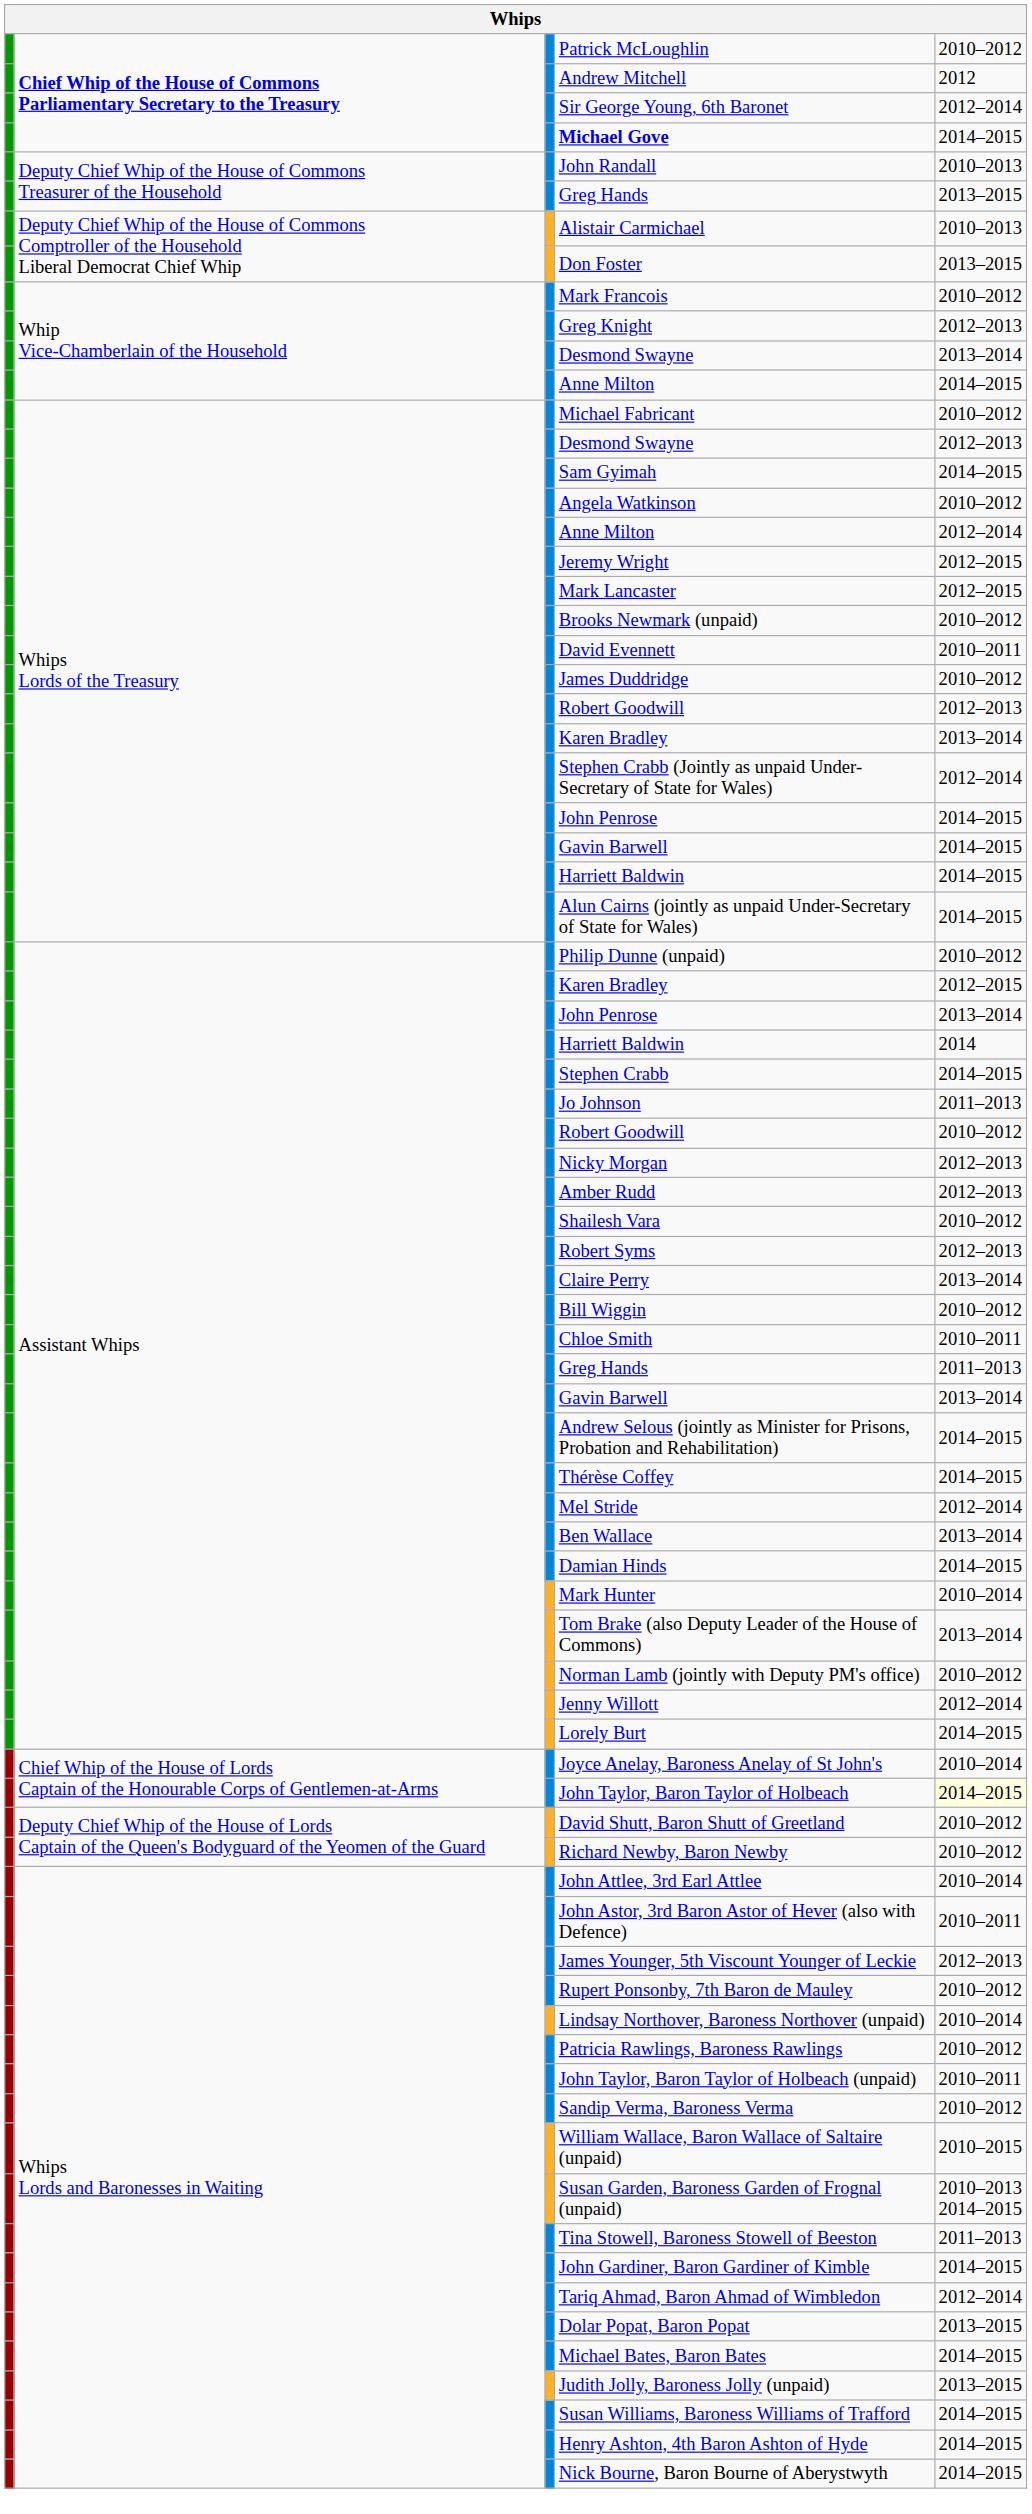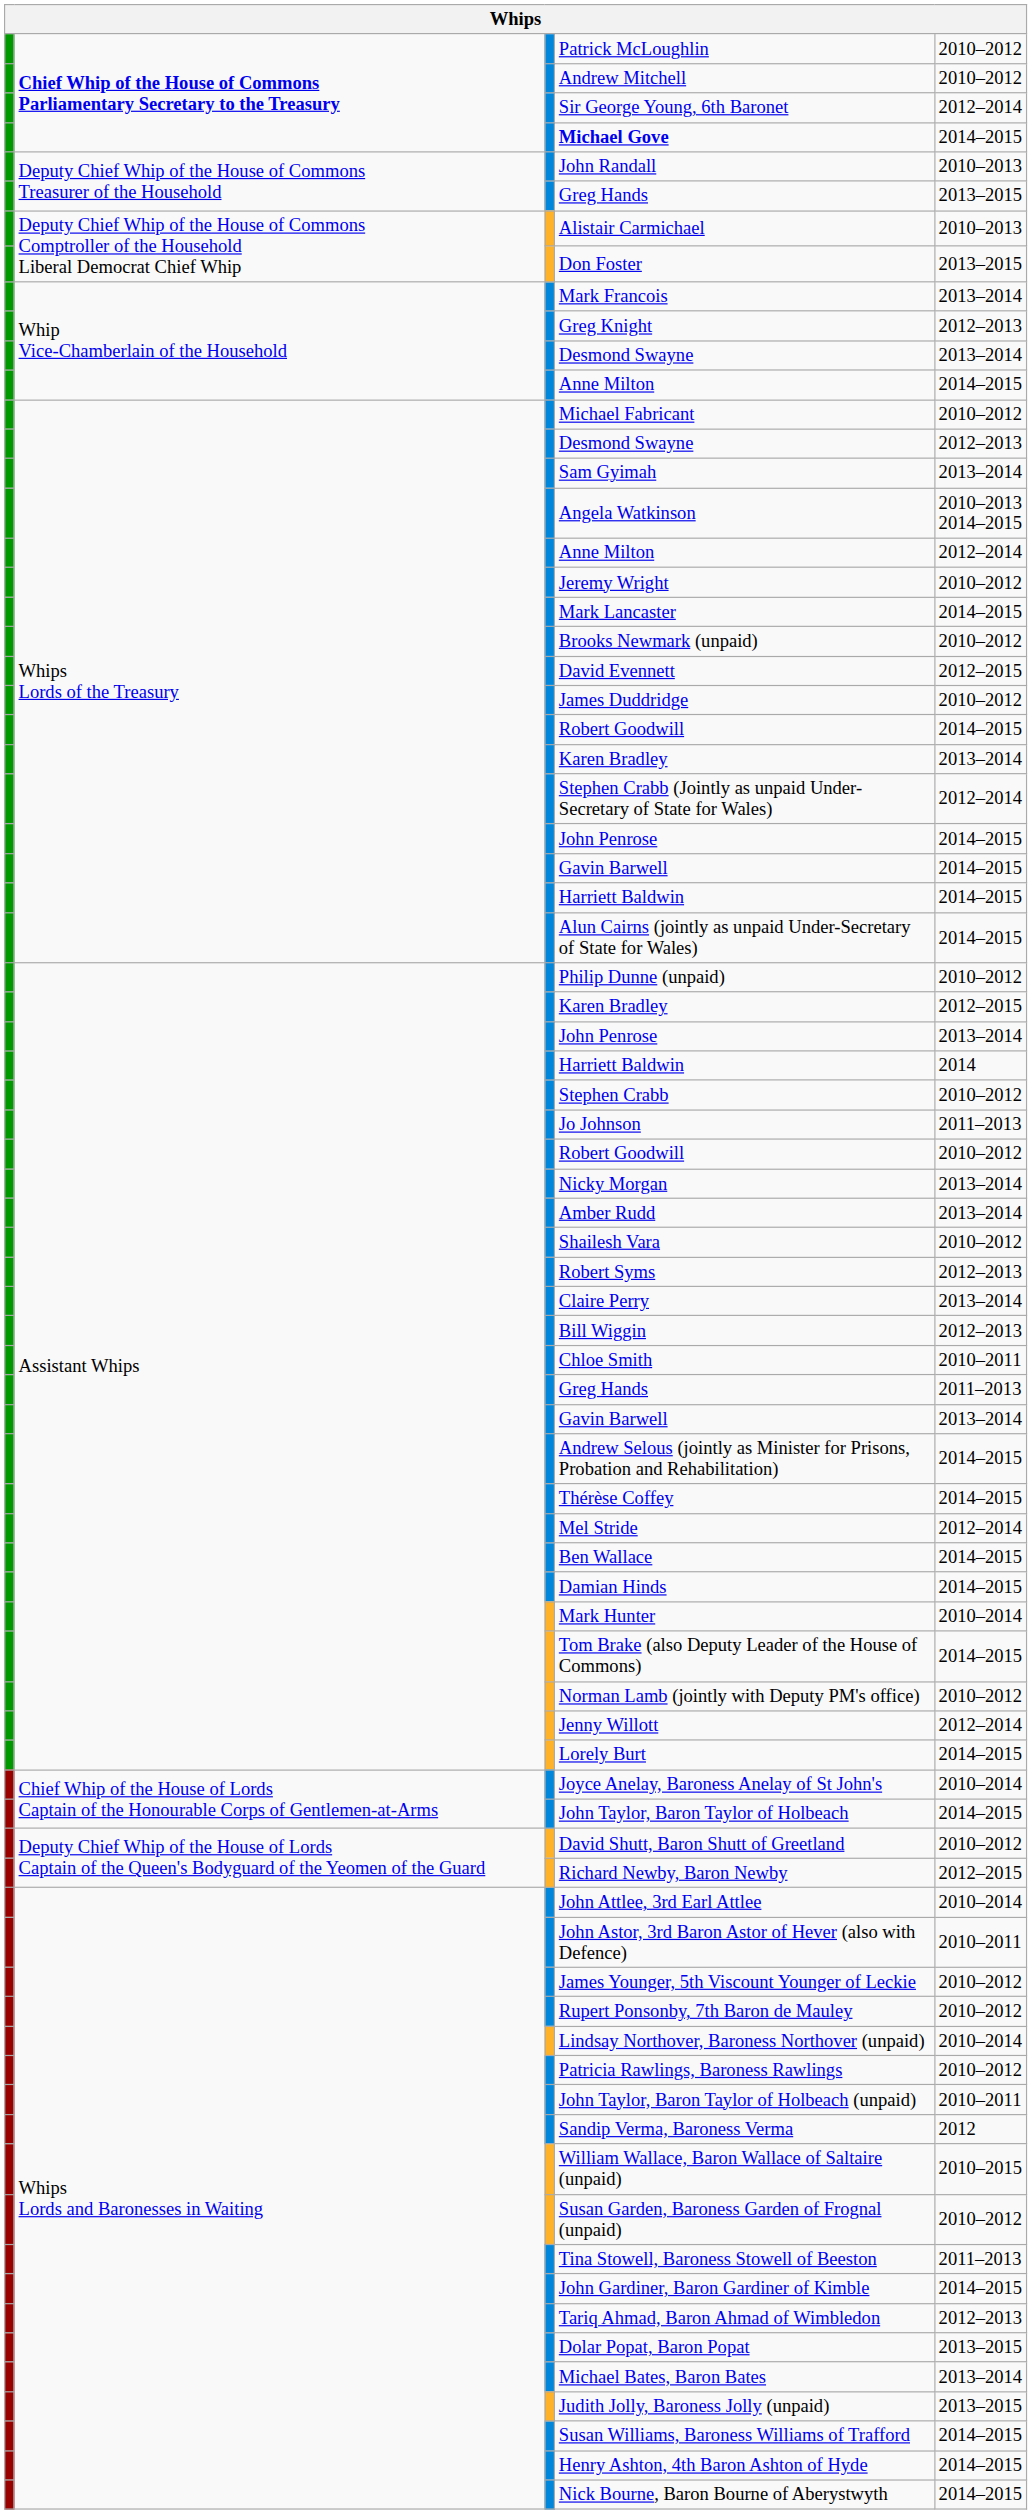(957, 78) 2012 -> (980, 78) 2010–2012
(980, 296) 2010–2012 -> (980, 296) 2013–2014
(980, 473) 2014–2015 -> (980, 473) 2013–2014
(980, 502) 2010–2012 -> (980, 512) 2010–2013 2014–2015
(980, 561) 2012–2015 -> (980, 582) 2010–2012
(980, 590) 2012–2015 -> (980, 611) 2014–2015
(980, 649) 2010–2011 -> (980, 670) 2012–2015
(980, 708) 2012–2013 -> (980, 729) 2014–2015
(980, 1074) 2014–2015 -> (980, 1094) 2010–2012
(980, 1162) 2012–2013 -> (980, 1183) 2013–2014
(980, 1191) 2012–2013 -> (980, 1212) 2013–2014
(980, 1309) 2010–2012 -> (980, 1330) 2012–2013
(980, 1536) 2013–2014 -> (980, 1557) 2014–2015
(980, 1635) 2013–2014 -> (980, 1656) 2014–2015
(980, 1792) lightyellow background -> (980, 1813) no background
(980, 1851) 2010–2012 -> (980, 1872) 2012–2015
(980, 1960) 2012–2013 -> (980, 1981) 2010–2012
(980, 2108) 2010–2012 -> (957, 2128) 2012
(980, 2198) 2010–2013 2014–2015 -> (980, 2219) 2010–2012
(980, 2297) 2012–2014 -> (980, 2317) 2012–2013
(980, 2355) 2014–2015 -> (980, 2376) 2013–2014
